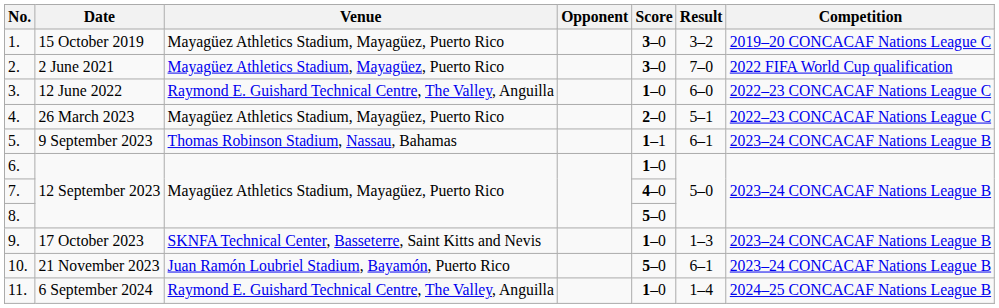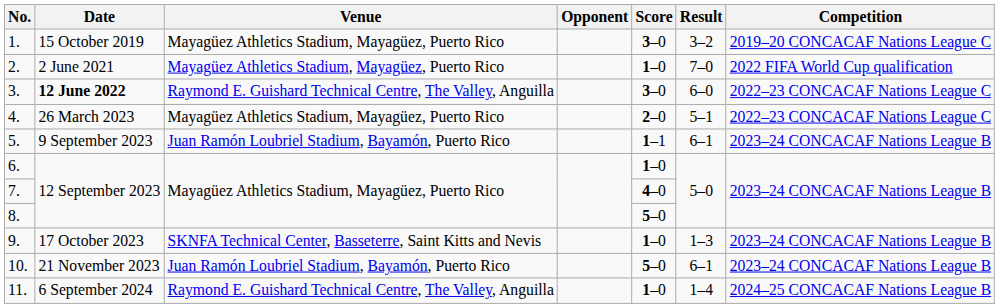(654, 66) 3–0 -> (654, 66) 1–0
(80, 91) normal -> (82, 91) bold
(654, 91) 1–0 -> (654, 91) 3–0
(312, 141) Thomas Robinson Stadium, Nassau, Bahamas -> (339, 141) Juan Ramón Loubriel Stadium, Bayamón, Puerto Rico
